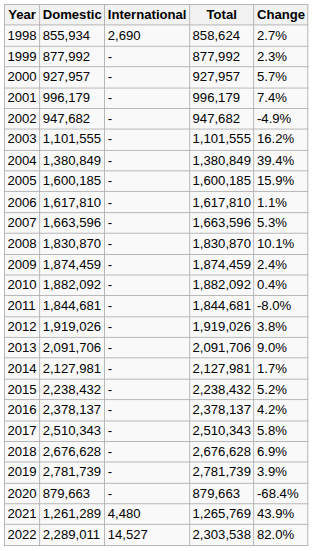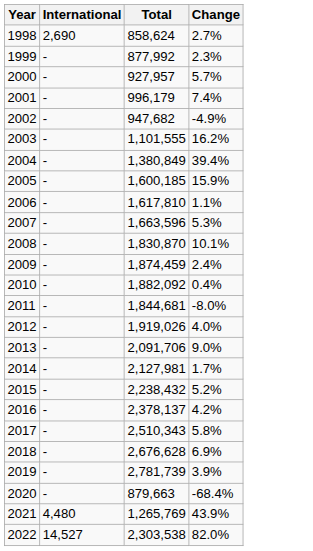- column: (72, 14)
(272, 327) 3.8% -> (207, 327) 4.0%
